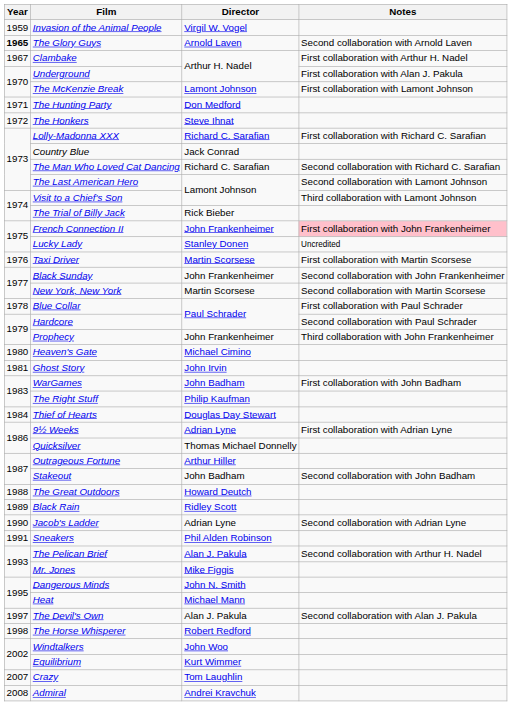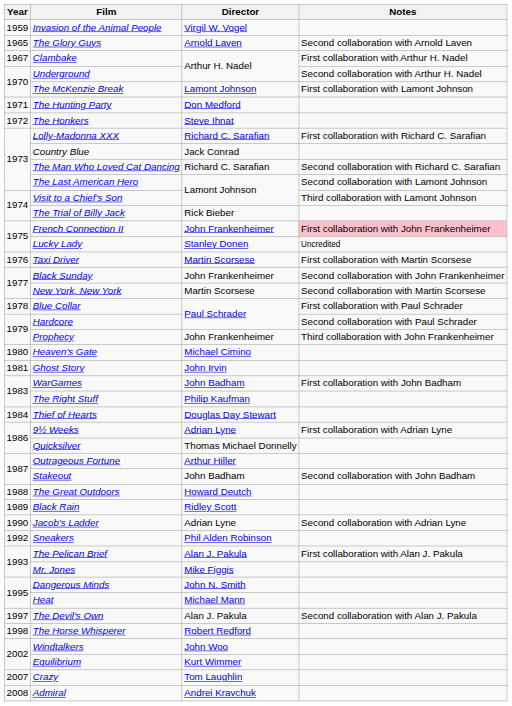(17, 43) bold -> (17, 43) normal
(382, 74) First collaboration with Alan J. Pakula -> (391, 74) Second collaboration with Arthur H. Nadel
(17, 538) 1991 -> (17, 538) 1992
(391, 553) Second collaboration with Arthur H. Nadel -> (382, 553) First collaboration with Alan J. Pakula
